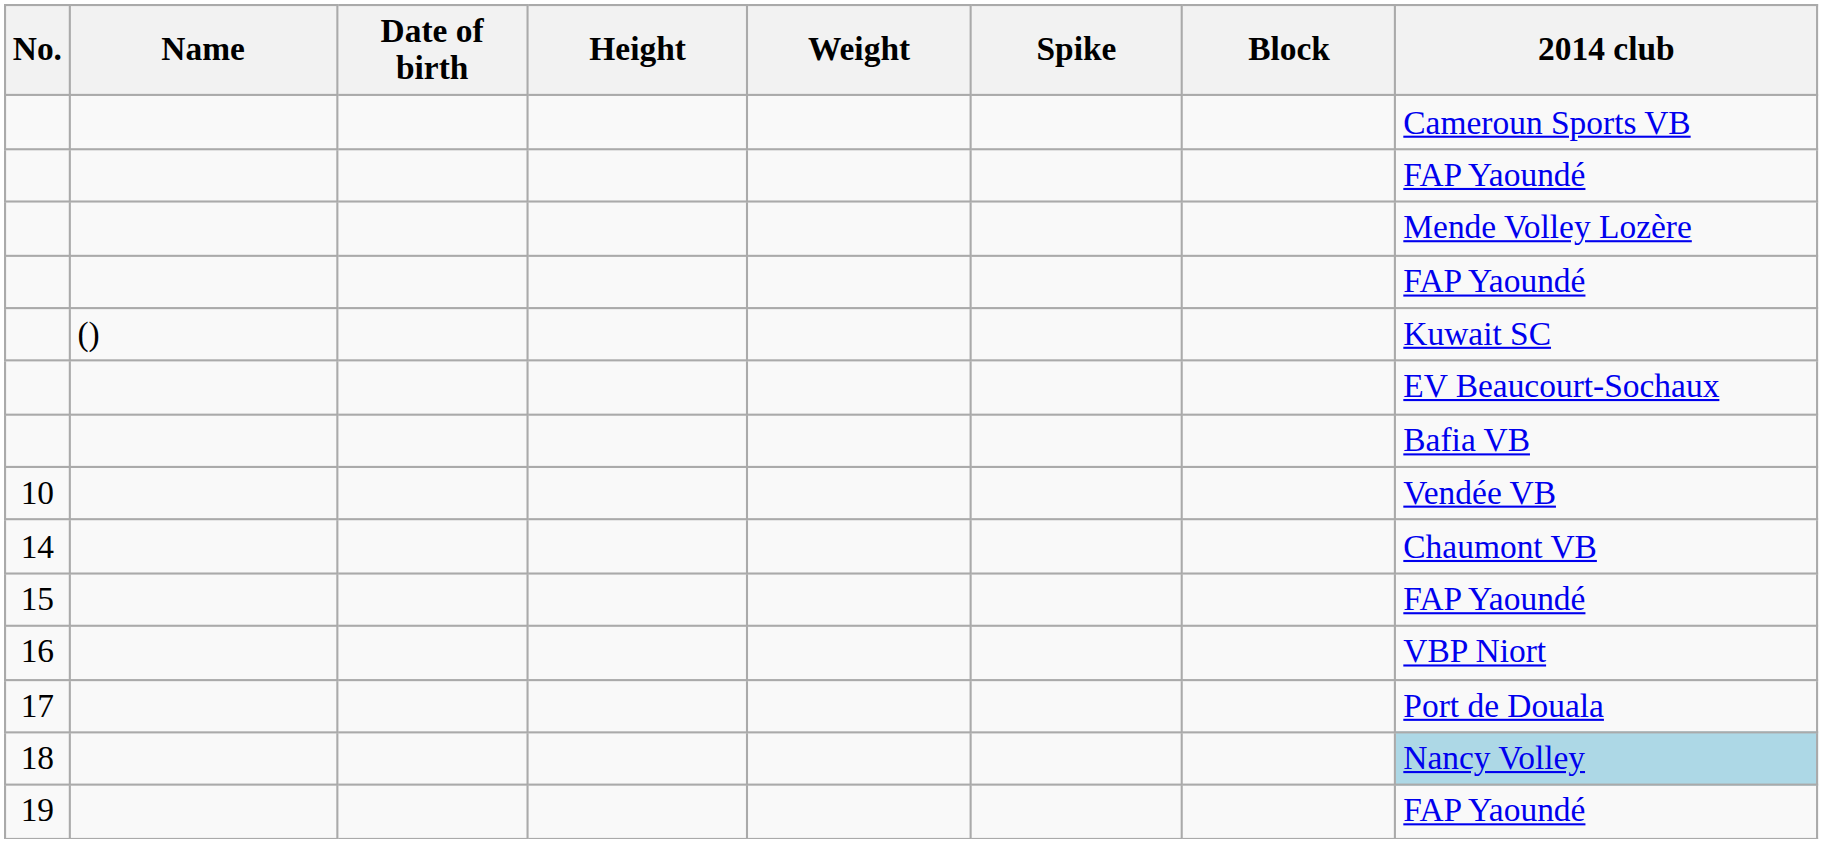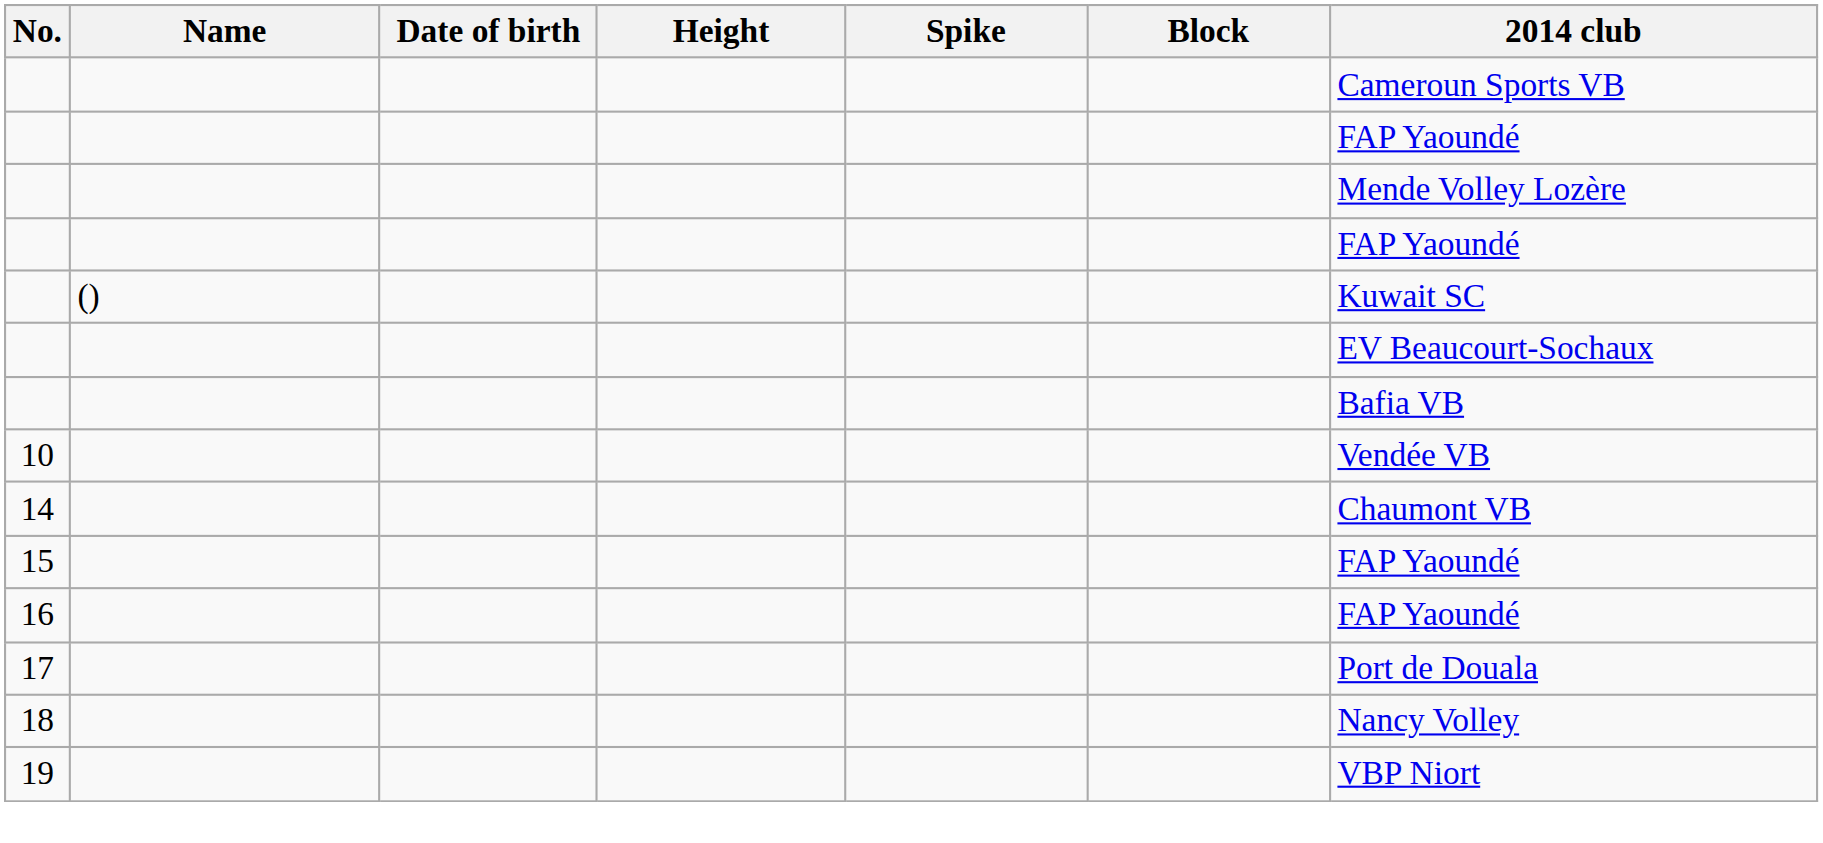- column: (859, 49)
(1475, 652) VBP Niort -> (1428, 614) FAP Yaoundé
(1494, 758) lightblue background -> (1428, 720) no background
(1494, 811) FAP Yaoundé -> (1409, 773) VBP Niort
